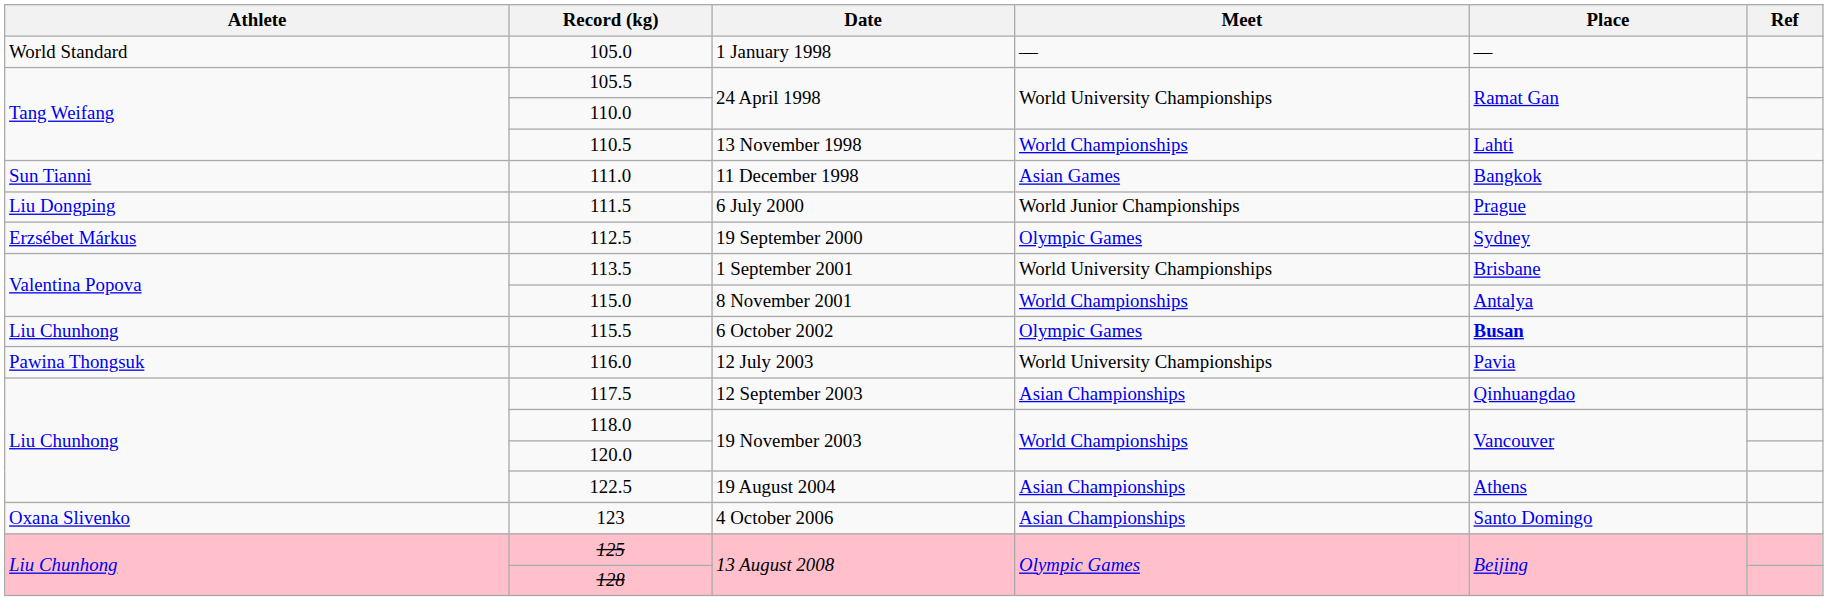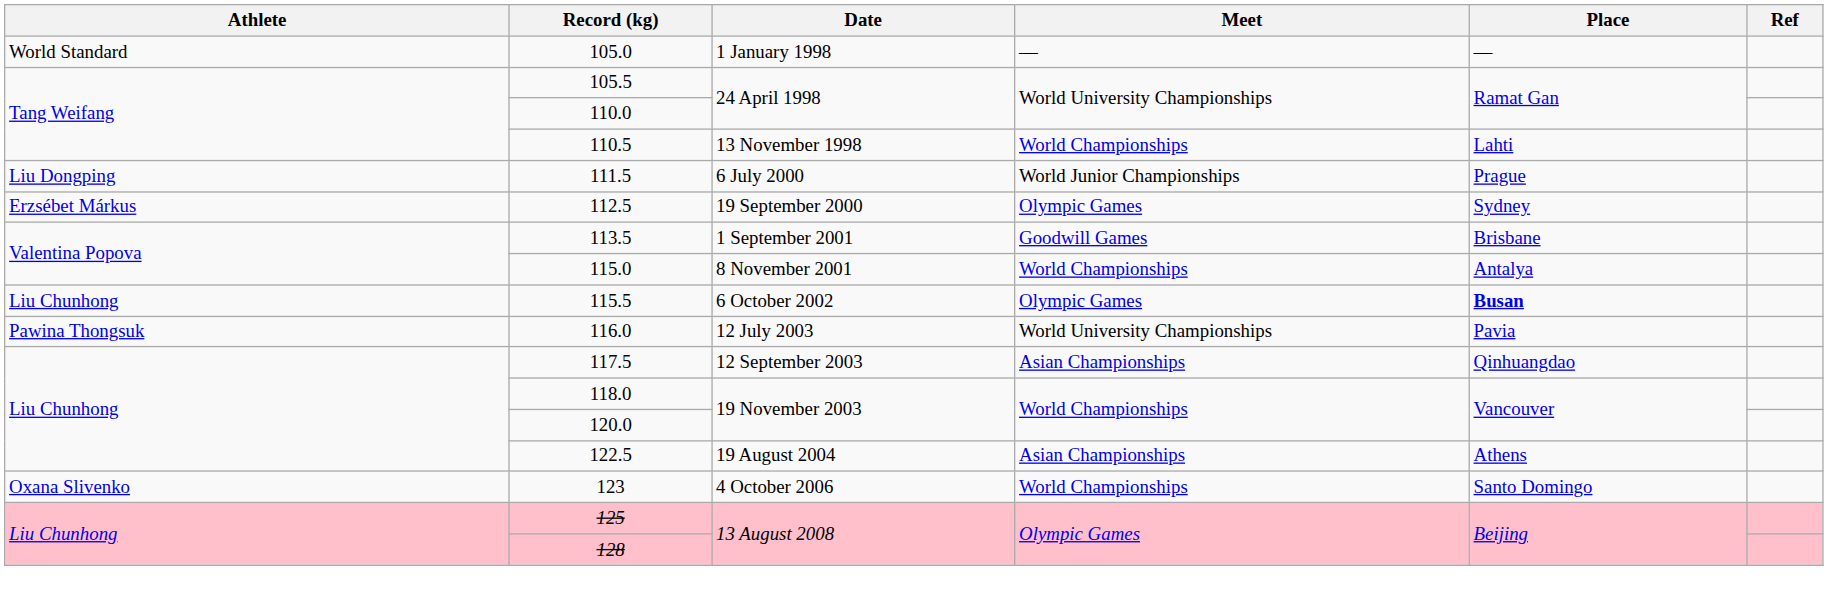- row: (611, 176)
(1146, 269) World University Championships -> (1083, 238) Goodwill Games
(1102, 518) Asian Championships -> (1103, 487) World Championships
